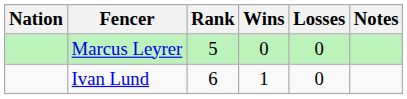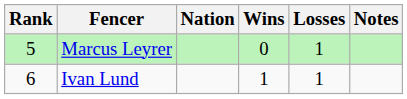columns swapped: (213, 19) <-> (36, 19)
(319, 49) 0 -> (319, 49) 1
(319, 78) 0 -> (319, 78) 1
